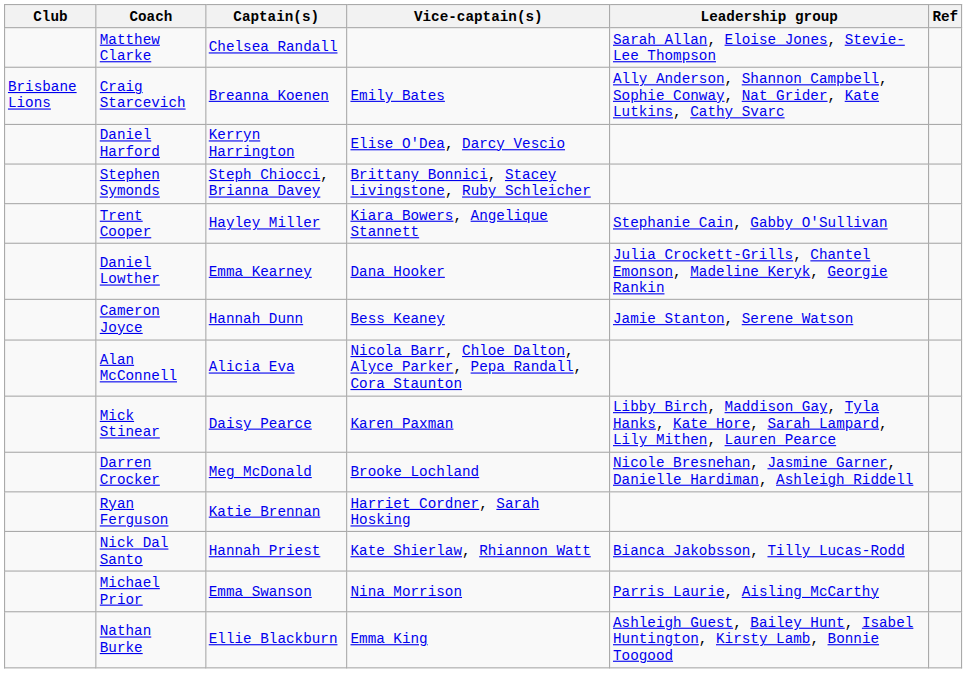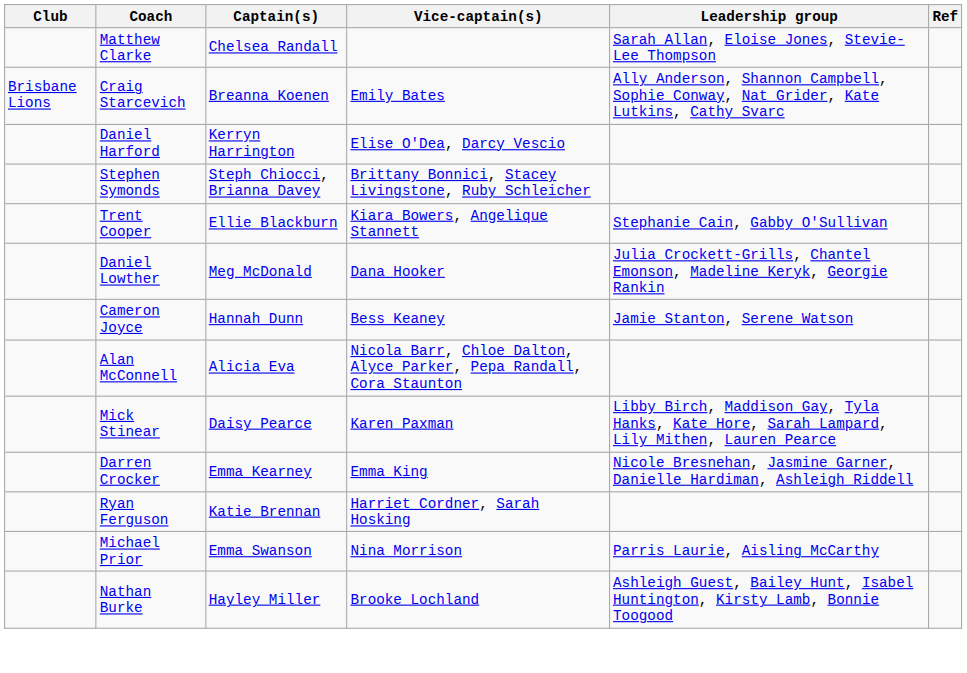(265, 223) Hayley Miller -> (273, 223) Ellie Blackburn
(260, 272) Emma Kearney -> (260, 272) Meg McDonald
(260, 472) Meg McDonald -> (260, 472) Emma Kearney
(415, 472) Brooke Lochland -> (389, 472) Emma King
- row: (134, 552)
(273, 639) Ellie Blackburn -> (265, 600) Hayley Miller
(389, 639) Emma King -> (415, 600) Brooke Lochland
